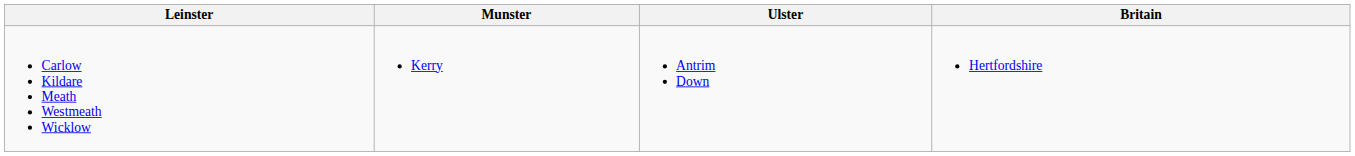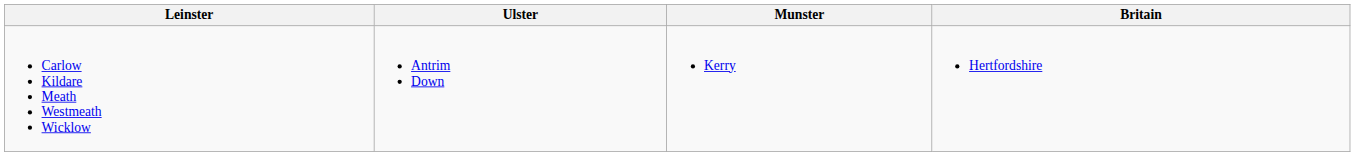columns swapped: (506, 15) <-> (785, 15)
